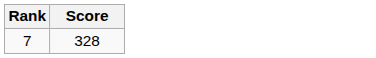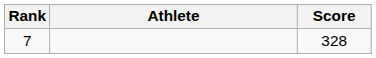+ column: (173, 16)
